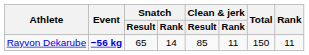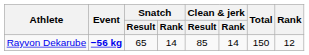(233, 43) 11 -> (233, 43) 14
(289, 43) 11 -> (289, 43) 12
